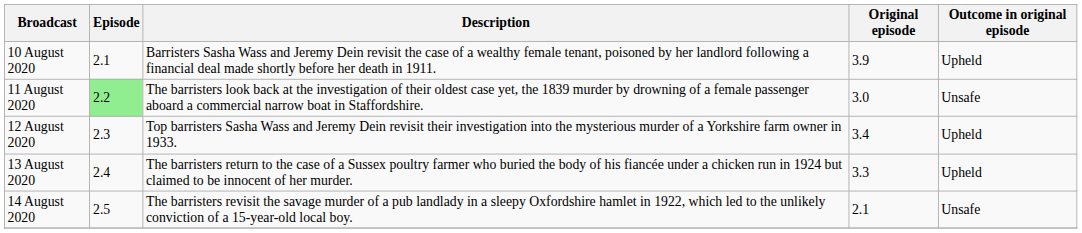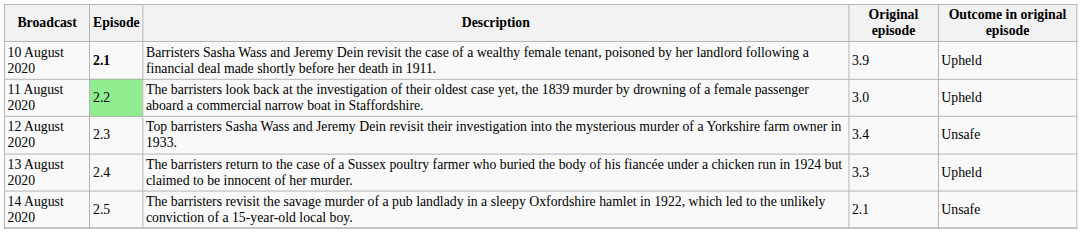(102, 60) normal -> (102, 60) bold
(961, 97) Unsafe -> (962, 97) Upheld
(962, 135) Upheld -> (961, 135) Unsafe
